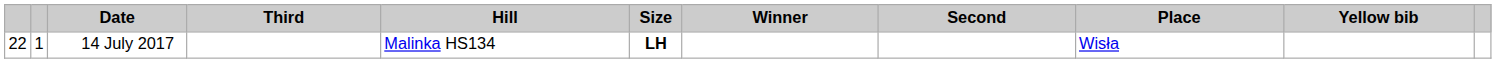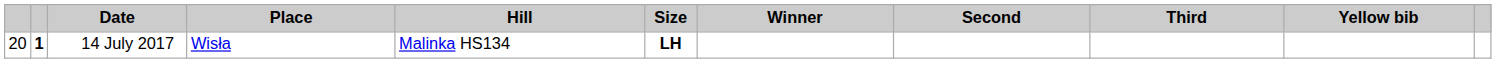columns swapped: (1179, 17) <-> (284, 17)
(18, 44) 22 -> (18, 44) 20
(39, 44) normal -> (39, 44) bold
